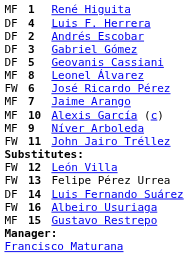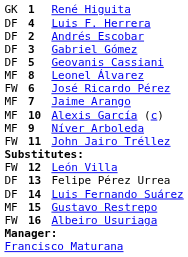(11, 10) MF -> (11, 10) GK
(11, 181) FW -> (11, 181) DF
rows swapped: (104, 220) <-> (104, 207)
